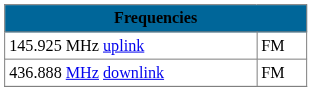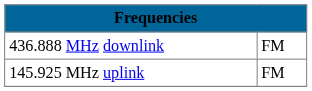rows swapped: (87, 72) <-> (77, 45)
